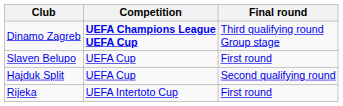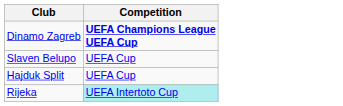- column: (278, 13)
(132, 93) no background -> (132, 93) paleturquoise background
